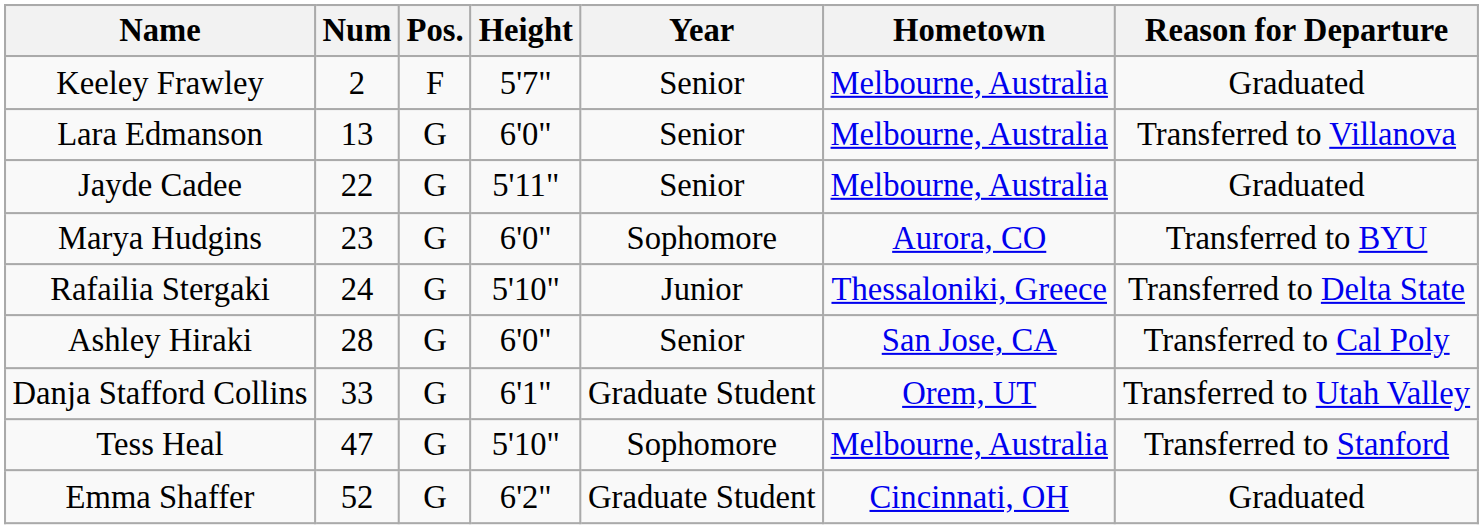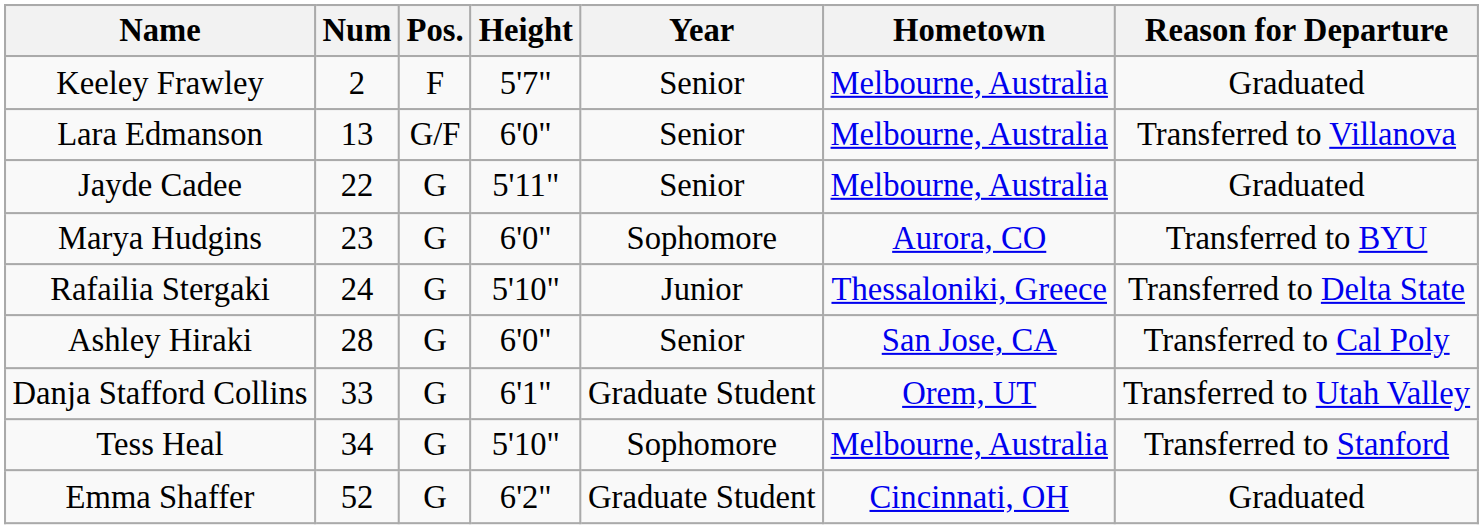(435, 133) G -> (435, 133) G/F
(357, 444) 47 -> (357, 444) 34
